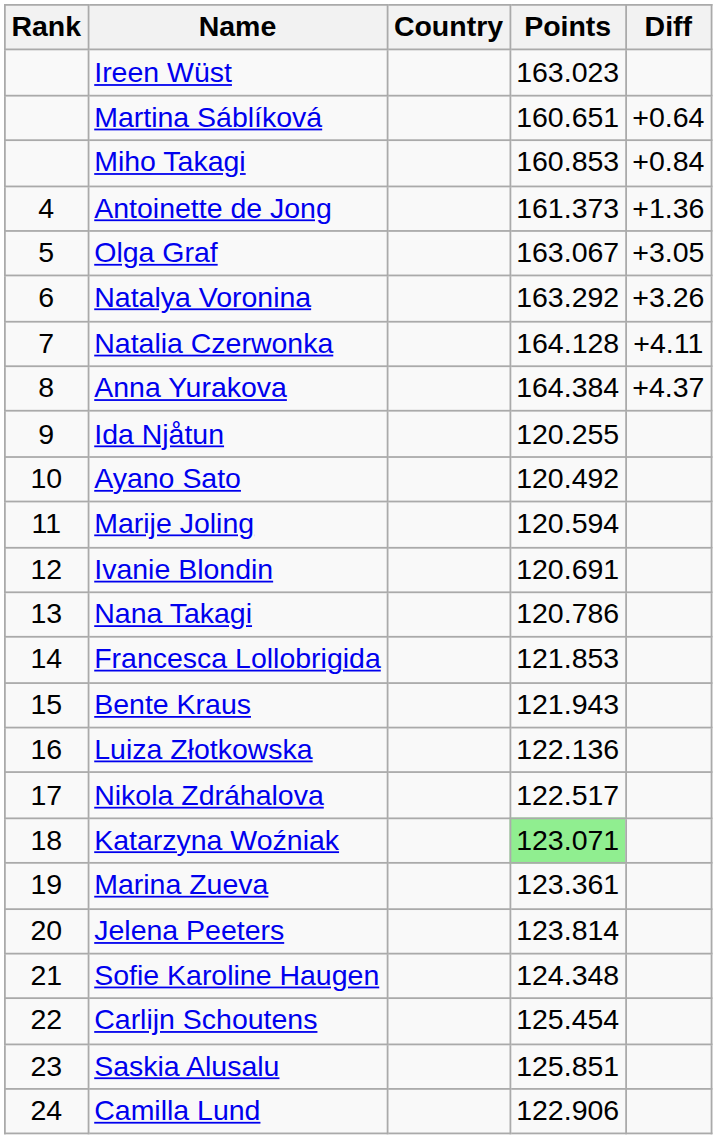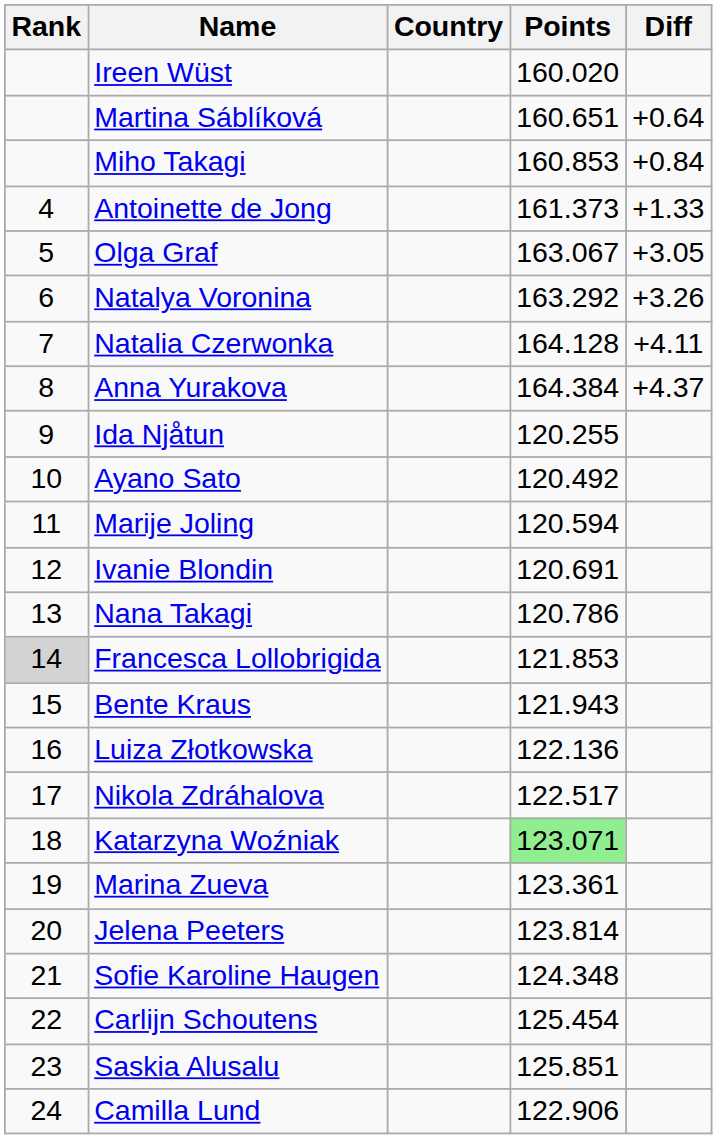(568, 72) 163.023 -> (568, 72) 160.020
(668, 207) +1.36 -> (668, 207) +1.33
(46, 659) no background -> (46, 659) lightgrey background
